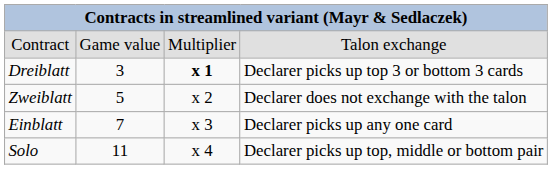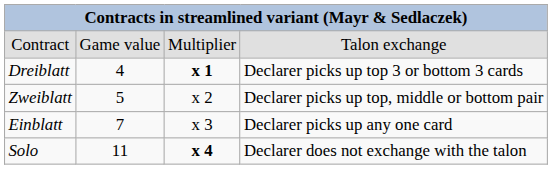(120, 71) 3 -> (120, 71) 4
(385, 97) Declarer does not exchange with the talon -> (394, 97) Declarer picks up top, middle or bottom pair
(202, 151) normal -> (202, 151) bold
(394, 151) Declarer picks up top, middle or bottom pair -> (385, 151) Declarer does not exchange with the talon
